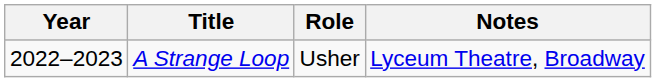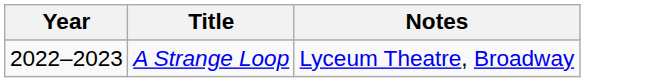- column: (330, 22)
